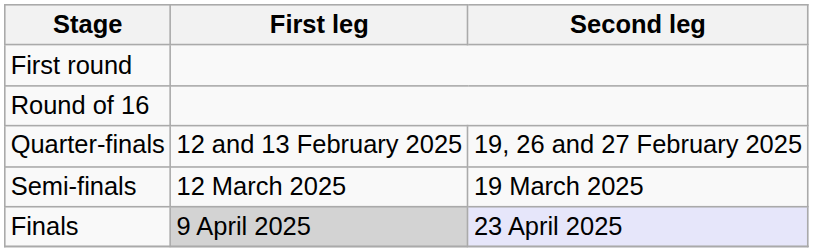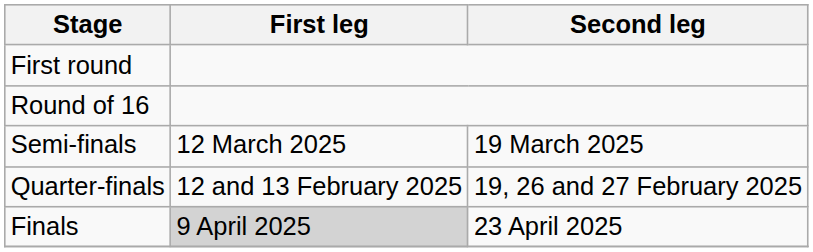rows swapped: (88, 145) <-> (74, 186)
(548, 226) lavender background -> (548, 226) no background
